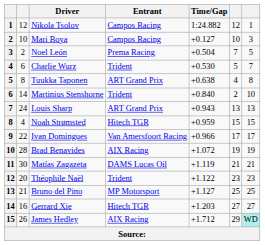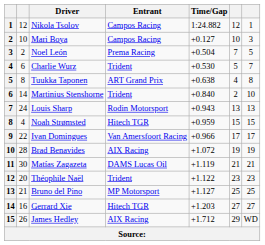(135, 108) ART Grand Prix -> (138, 108) Rodin Motorsport
(251, 219) paleturquoise background -> (251, 219) no background
